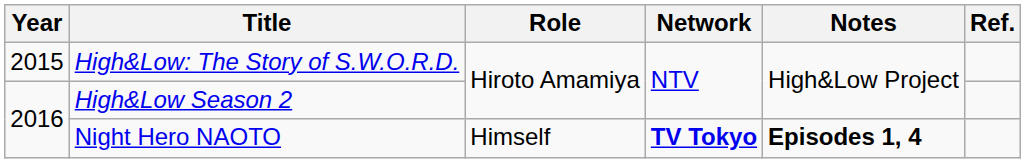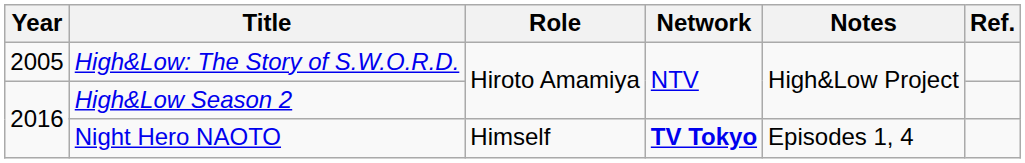(37, 61) 2015 -> (37, 61) 2005
(845, 137) bold -> (841, 137) normal
